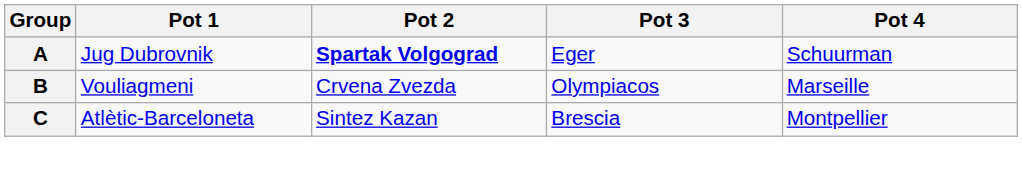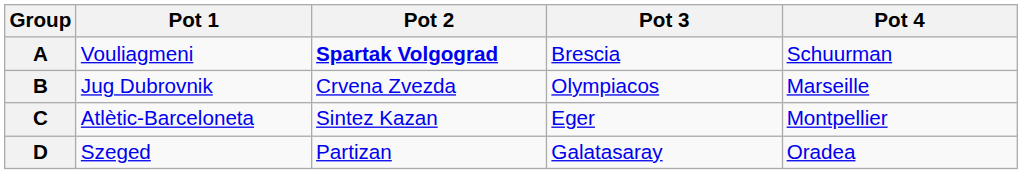(147, 53) Jug Dubrovnik -> (137, 53) Vouliagmeni
(573, 53) Eger -> (586, 53) Brescia
(137, 86) Vouliagmeni -> (147, 86) Jug Dubrovnik
(586, 119) Brescia -> (573, 119) Eger
+ row: (40, 151)
